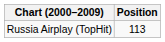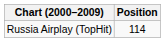(137, 29) 113 -> (137, 29) 114
